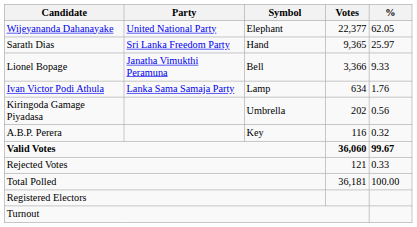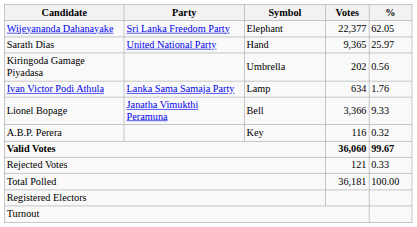(172, 28) United National Party -> (178, 28) Sri Lanka Freedom Party
(178, 45) Sri Lanka Freedom Party -> (172, 45) United National Party
rows swapped: (37, 67) <-> (46, 111)
